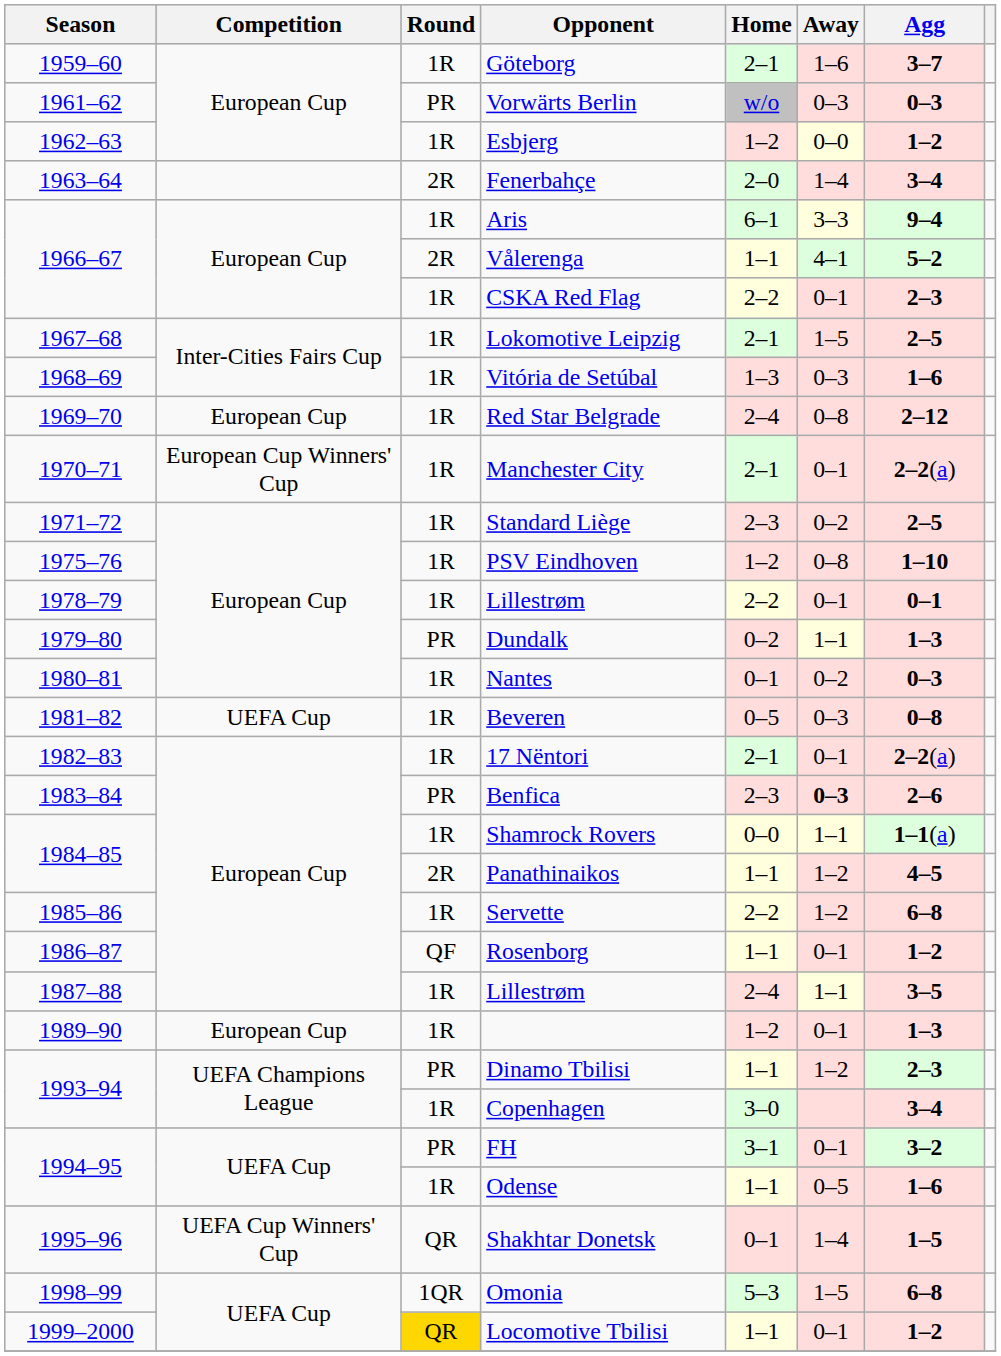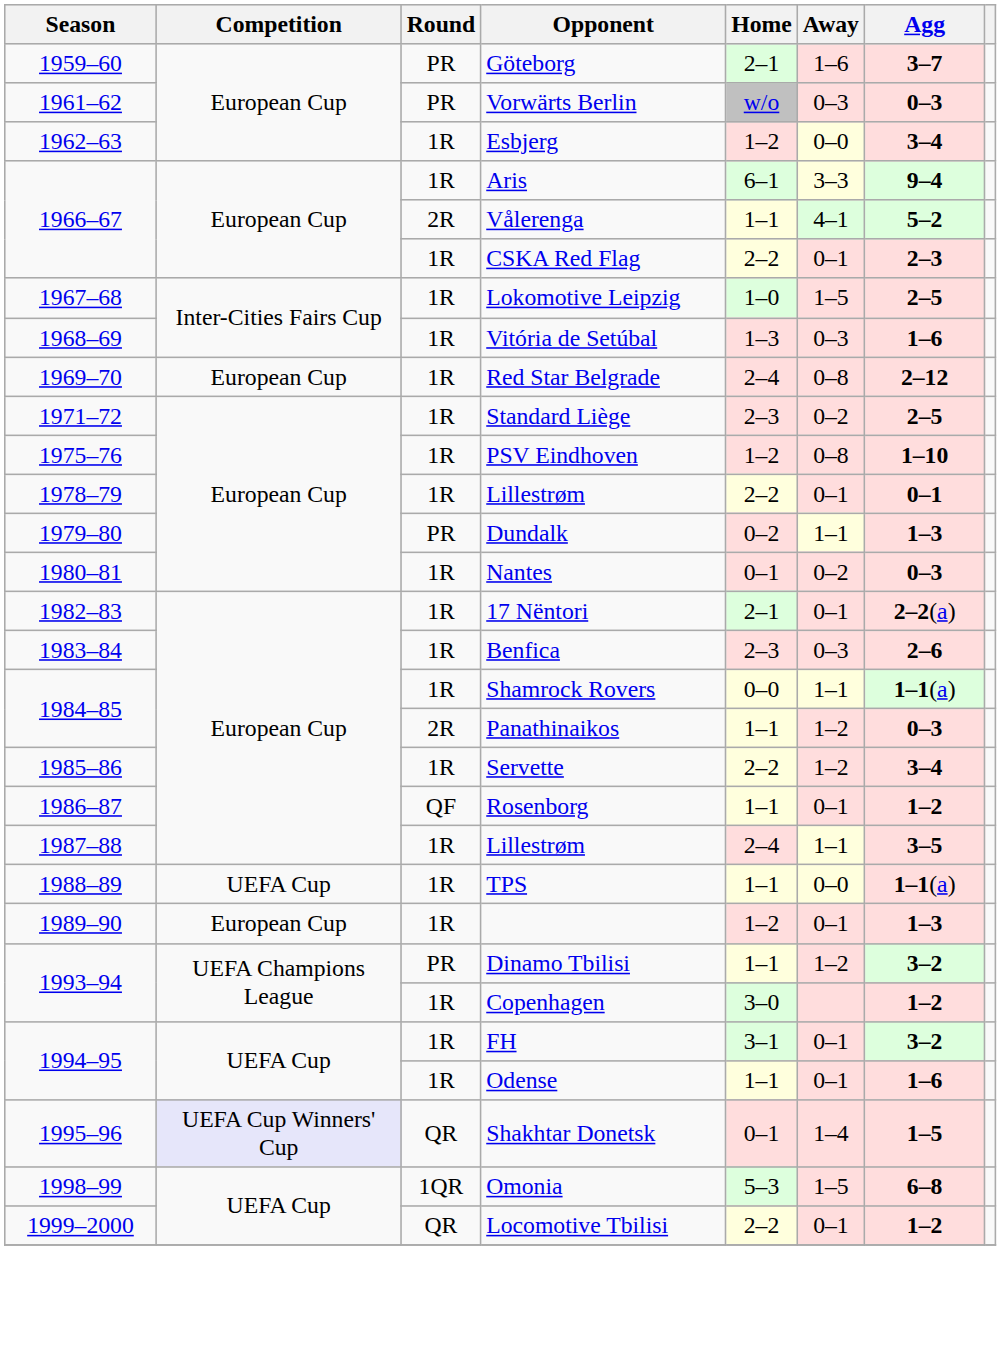(441, 63) 1R -> (441, 63) PR
(925, 141) 1–2 -> (925, 141) 3–4
- row: (80, 180)
(762, 337) 2–1 -> (762, 297) 1–0
- row: (80, 468)
- row: (80, 716)
(441, 795) PR -> (441, 649) 1R
(831, 795) bold -> (831, 649) normal
(925, 873) 4–5 -> (925, 727) 0–3
(925, 912) 6–8 -> (925, 767) 3–4
+ row: (80, 884)
(925, 1068) 2–3 -> (925, 962) 3–2
(925, 1107) 3–4 -> (925, 1001) 1–2
(441, 1147) PR -> (441, 1040) 1R
(831, 1186) 0–5 -> (831, 1079) 0–1
(279, 1239) no background -> (279, 1133) lavender background
(441, 1331) gold background -> (441, 1225) no background
(762, 1331) 1–1 -> (762, 1225) 2–2
